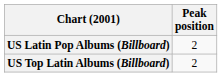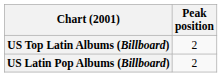rows swapped: (88, 63) <-> (88, 44)
